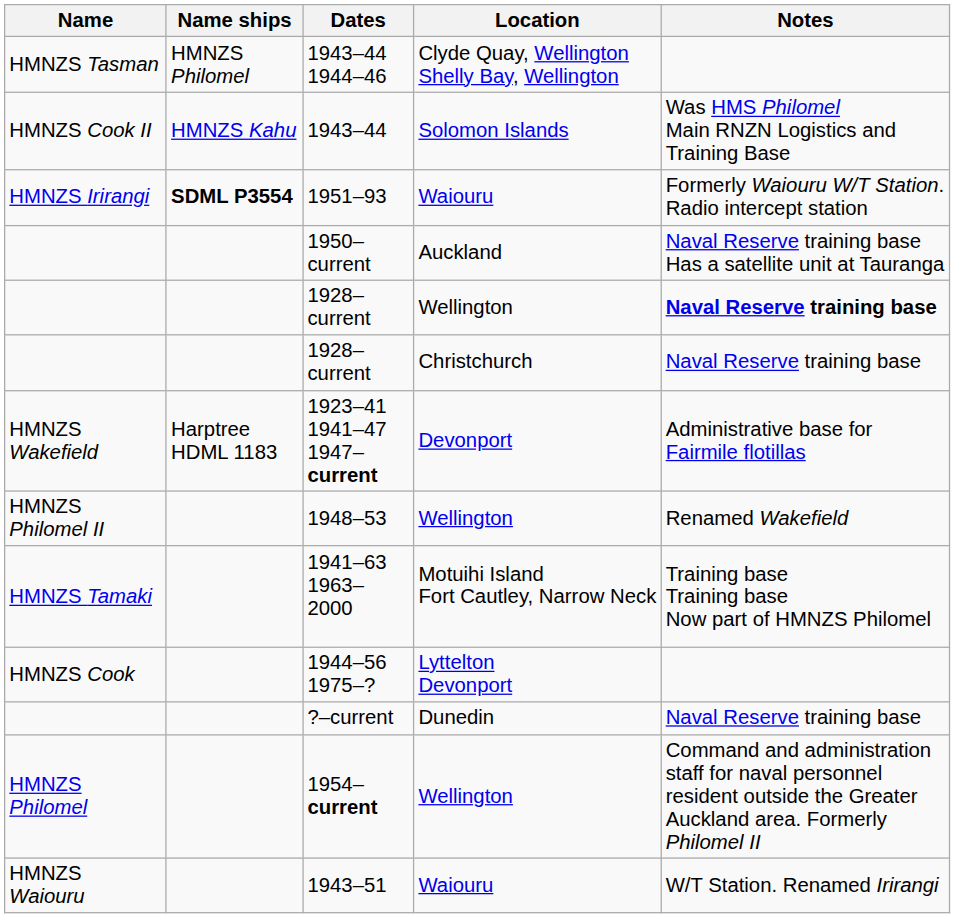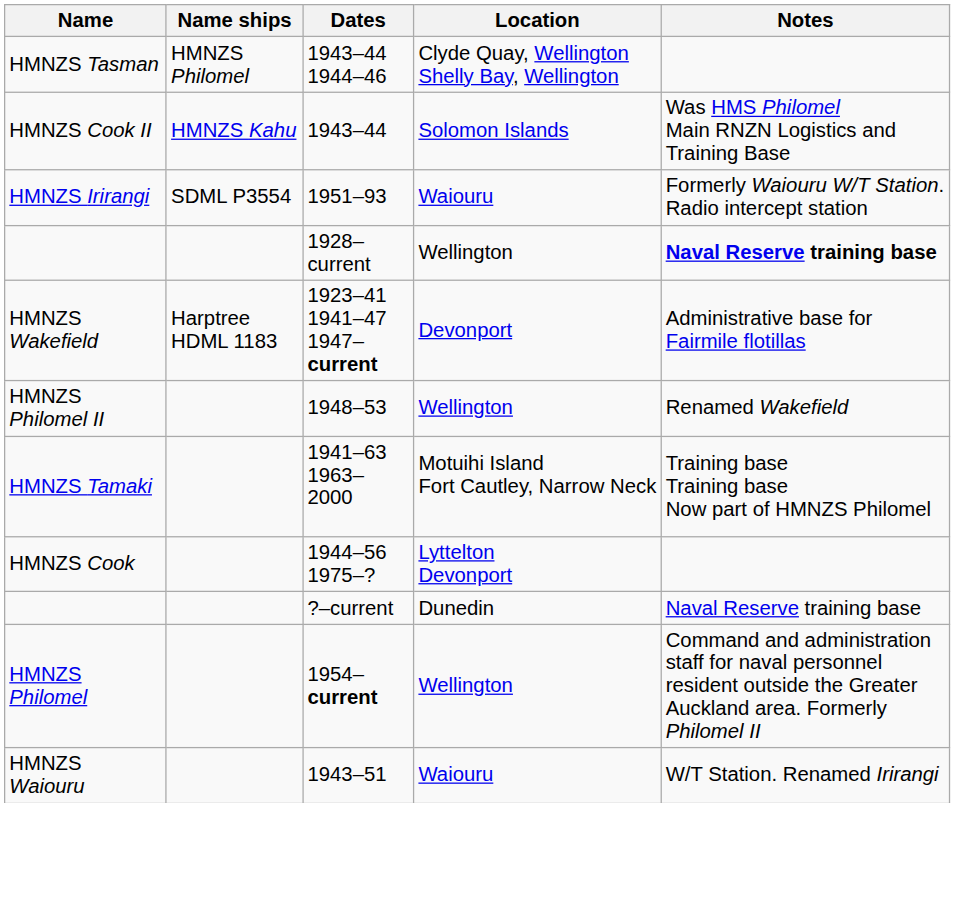(232, 197) bold -> (231, 197) normal
- row: (339, 252)
- row: (339, 362)
